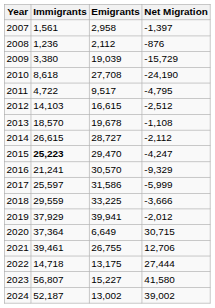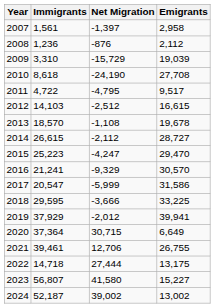columns swapped: (116, 12) <-> (176, 12)
(46, 59) 3,380 -> (46, 59) 3,310
(48, 153) bold -> (48, 153) normal
(48, 185) 25,597 -> (48, 185) 20,547
(48, 201) 29,559 -> (48, 201) 29,595
